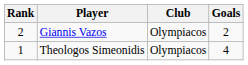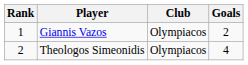(21, 32) 2 -> (21, 32) 1
(21, 50) 1 -> (21, 50) 2
